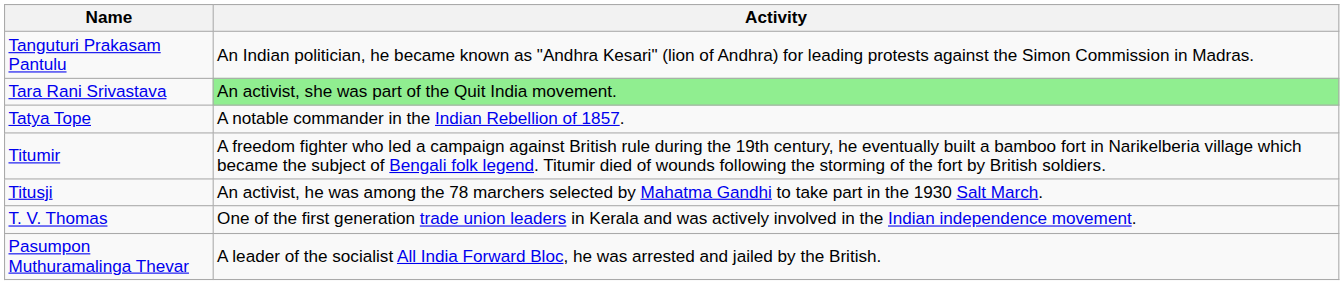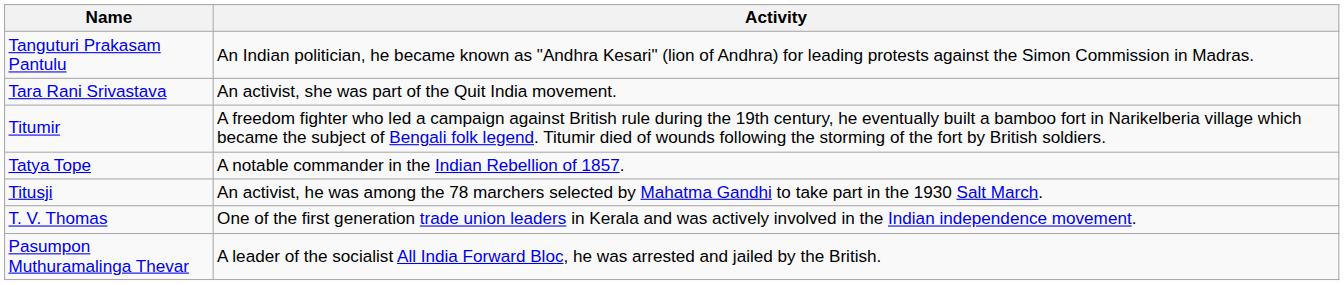(417, 91) lightgreen background -> (417, 91) no background
rows swapped: (50, 118) <-> (34, 155)
